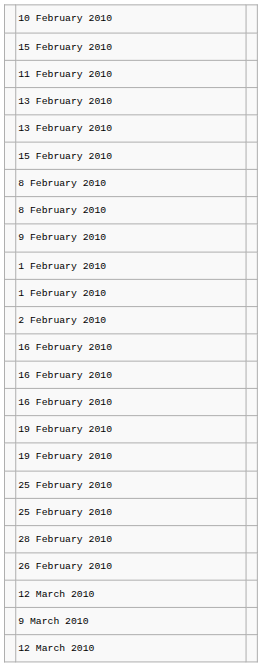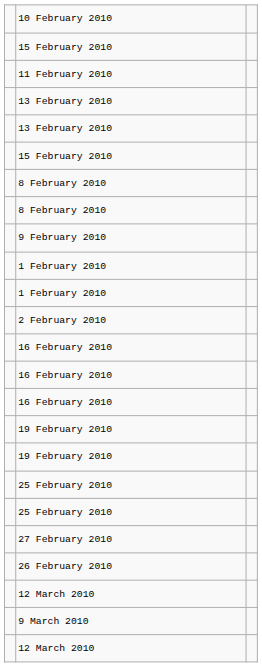+ row: (10, 539)
- row: (10, 539)
